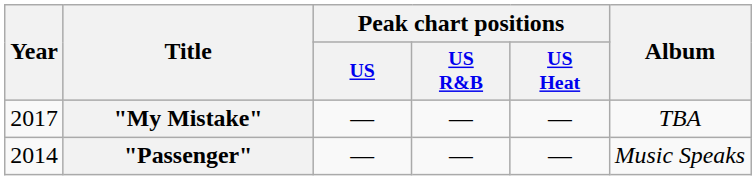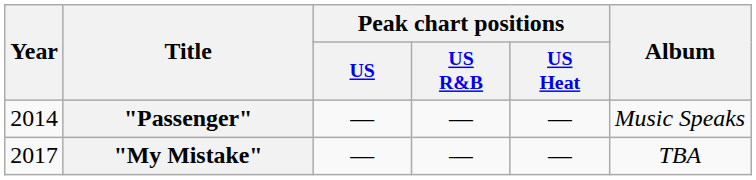rows swapped: (188, 156) <-> (188, 118)
